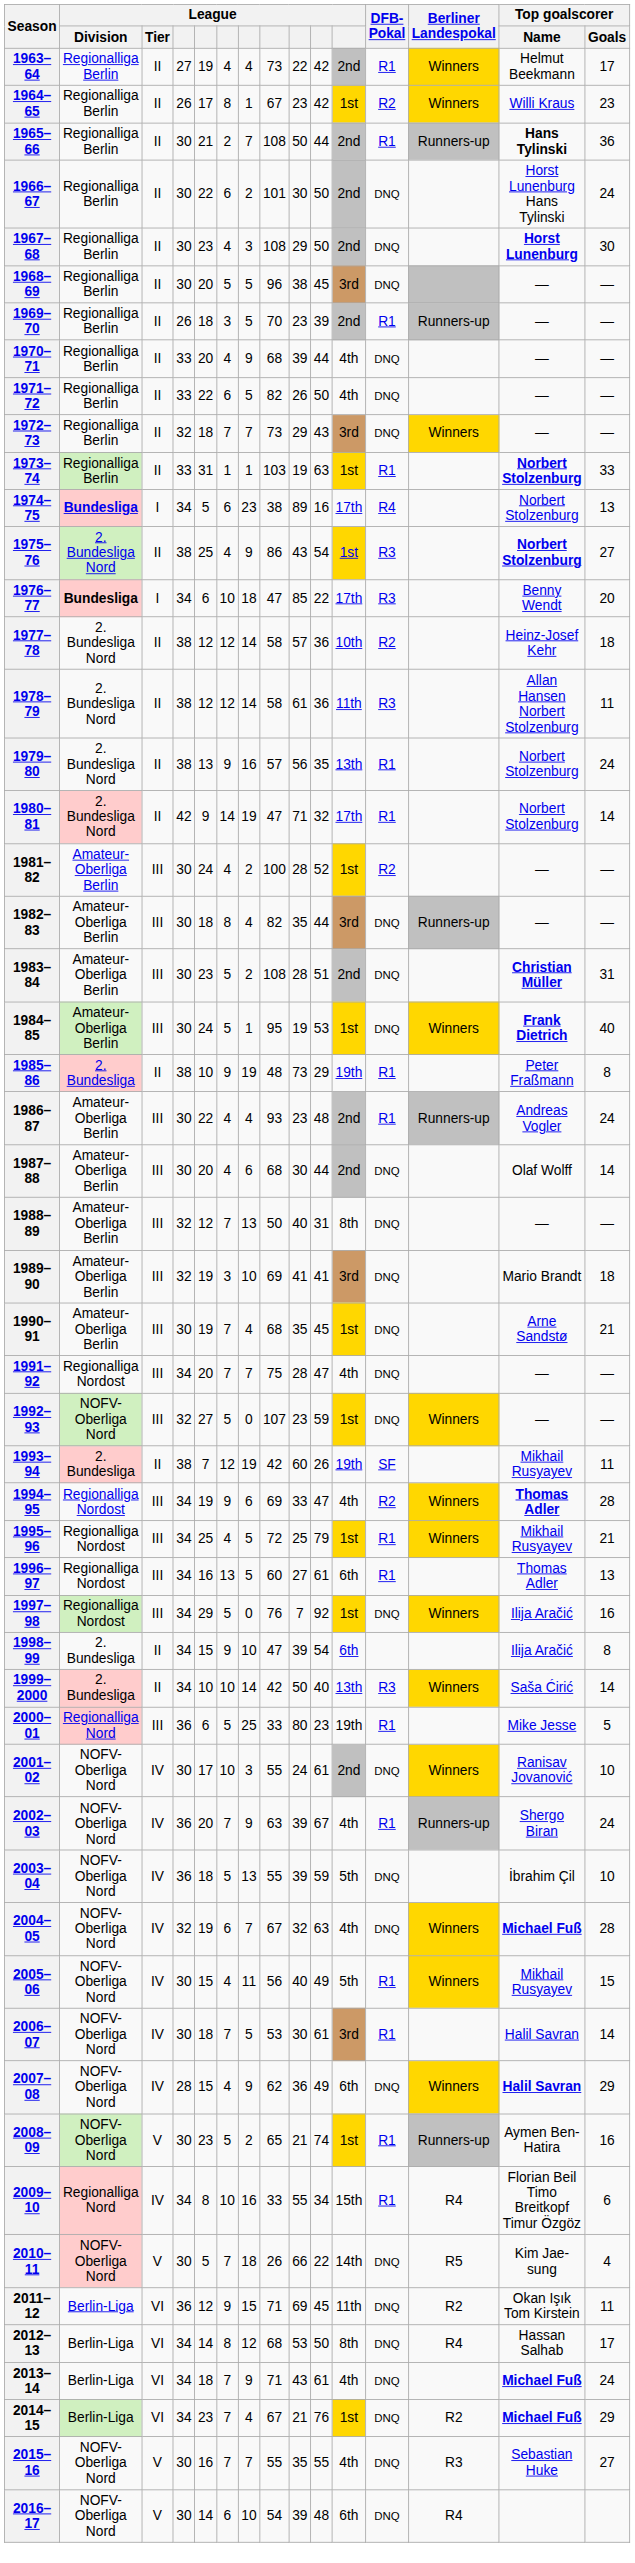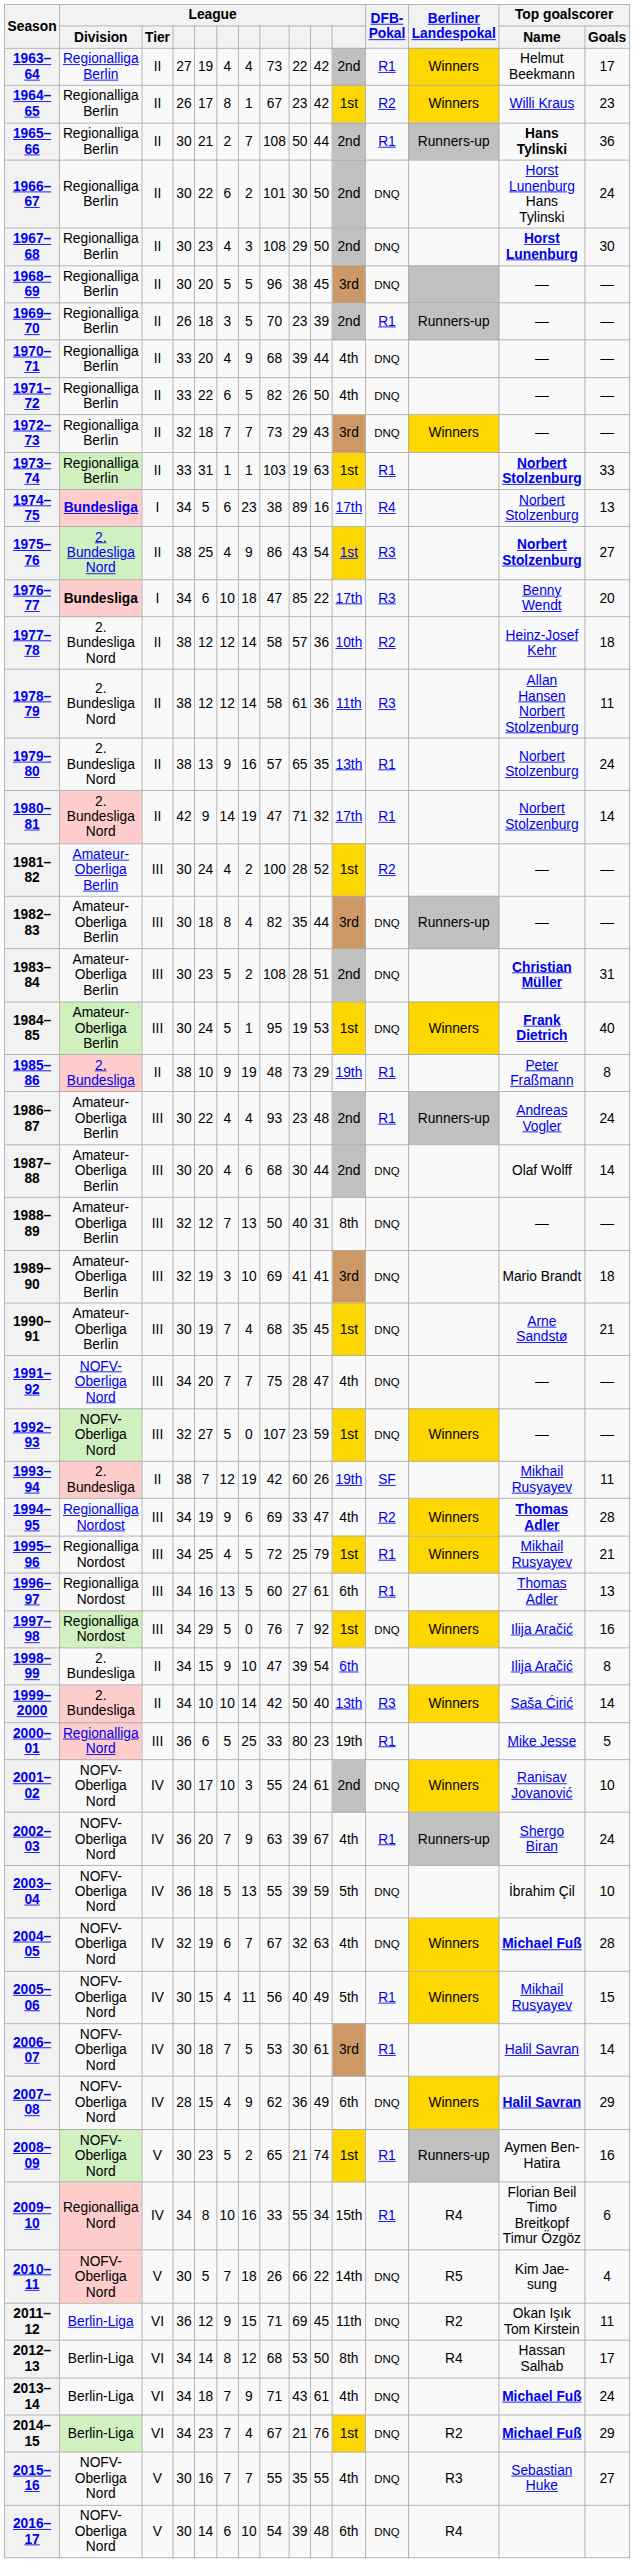(300, 764) 56 -> (300, 764) 65
(101, 1374) Regionalliga Nordost -> (101, 1382) NOFV-Oberliga Nord
